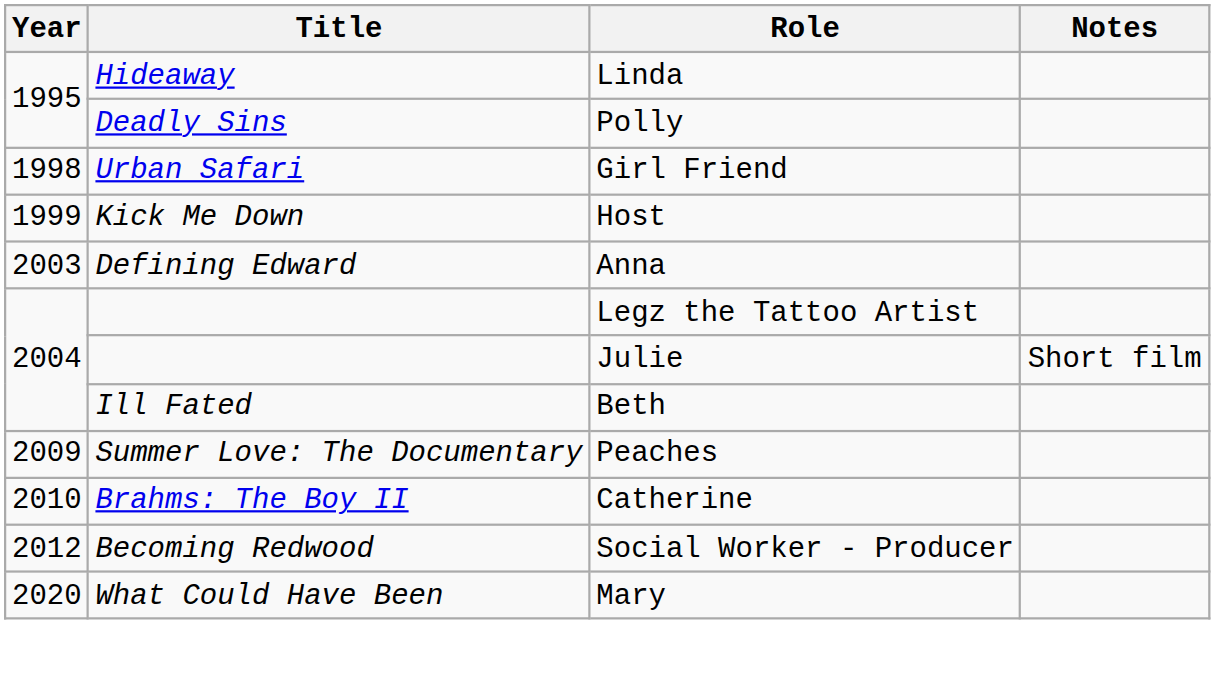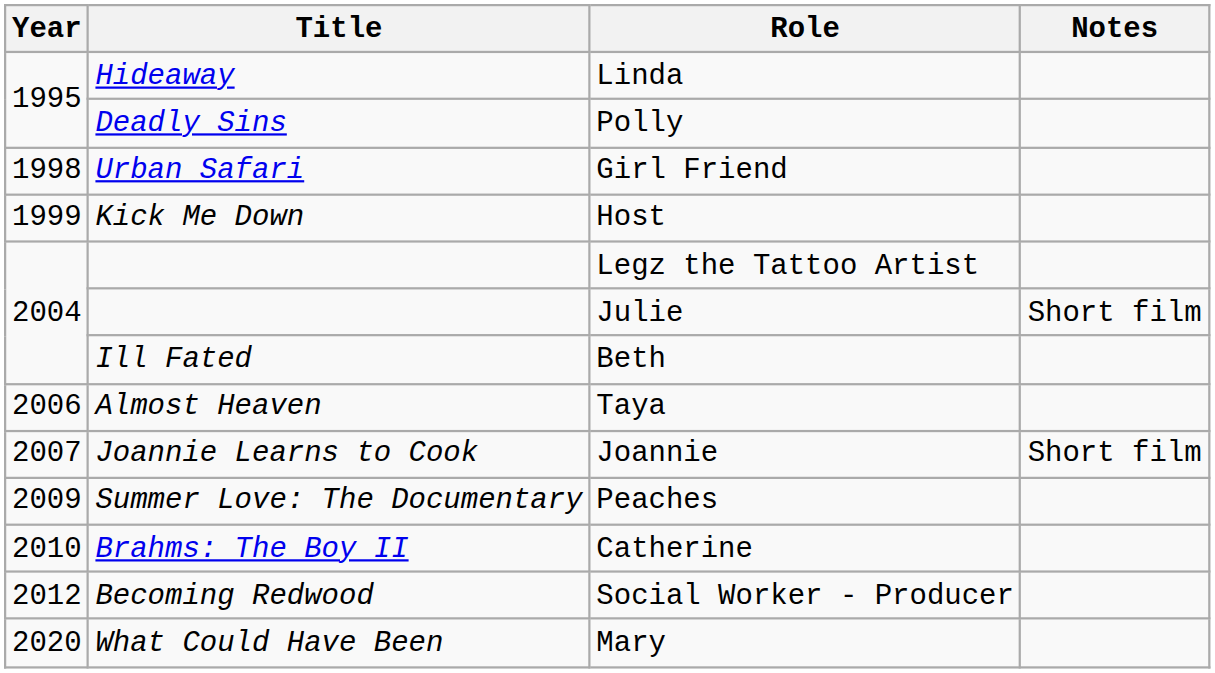- row: (631, 265)
+ row: (631, 407)
+ row: (657, 454)
